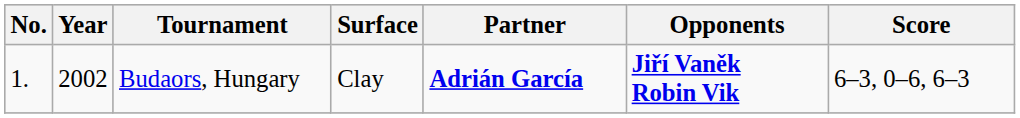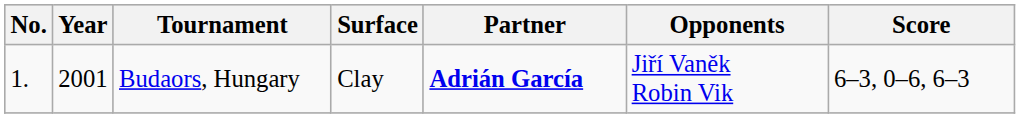(83, 78) 2002 -> (83, 78) 2001
(686, 78) bold -> (682, 78) normal
